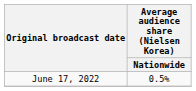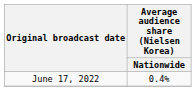(159, 79) 0.5% -> (159, 79) 0.4%
